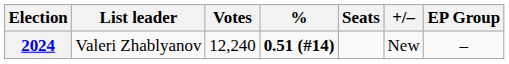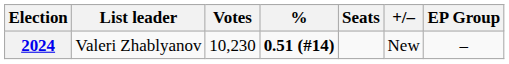(232, 44) 12,240 -> (232, 44) 10,230
